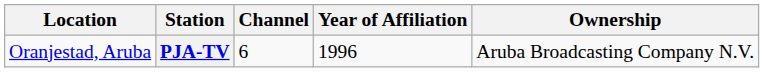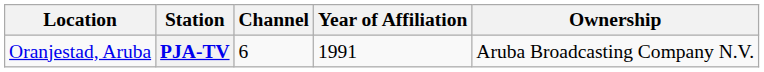(338, 50) 1996 -> (338, 50) 1991
